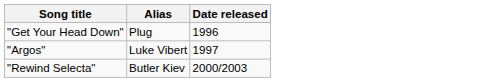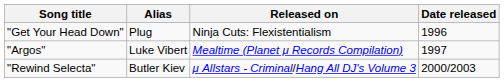+ column: (304, 14)
